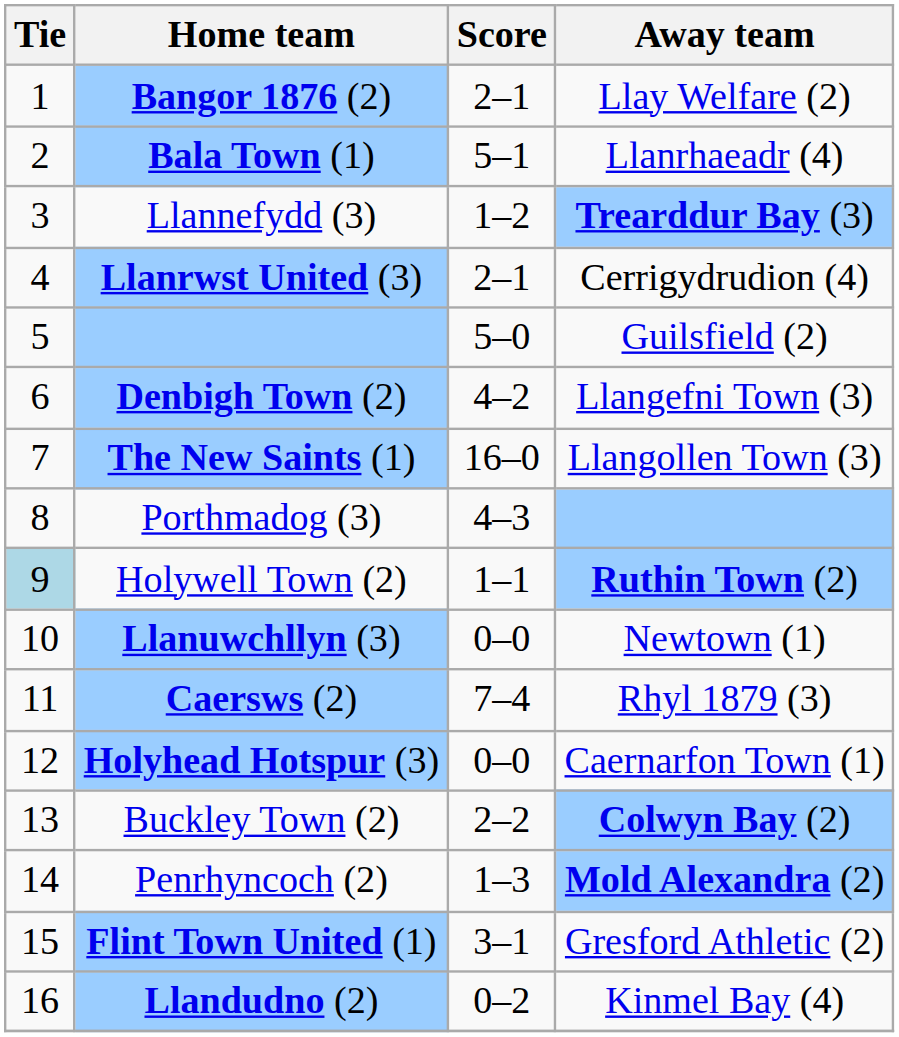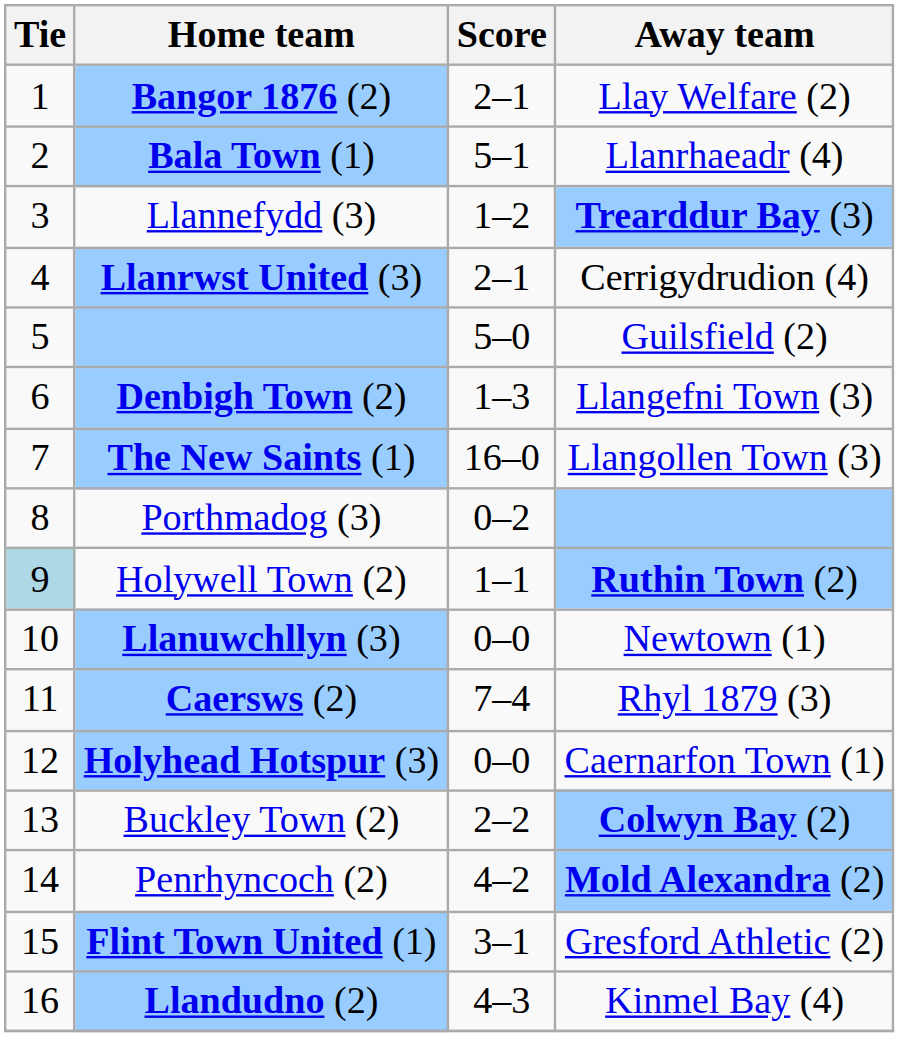(502, 397) 4–2 -> (502, 397) 1–3
(502, 517) 4–3 -> (502, 517) 0–2
(502, 880) 1–3 -> (502, 880) 4–2
(502, 1000) 0–2 -> (502, 1000) 4–3
